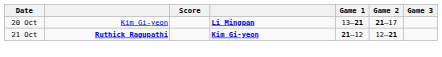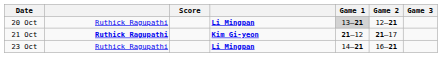(144, 22) Kim Gi-yeon -> (132, 22) Ruthick Ragupathi
(352, 22) no background -> (352, 22) lightgrey background
(386, 22) 21–17 -> (386, 22) 12–21
(386, 34) 12–21 -> (386, 34) 21–17
+ row: (24, 46)
